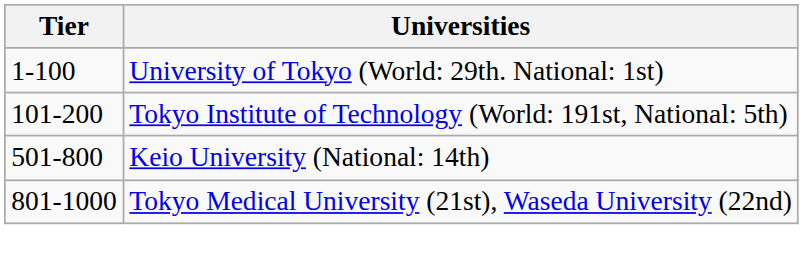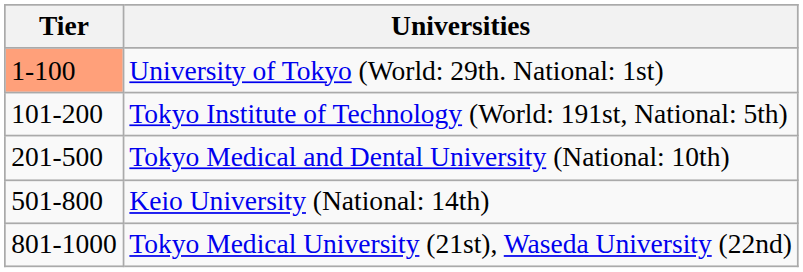(43, 69) no background -> (43, 69) lightsalmon background
+ row: (430, 157)
